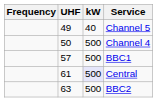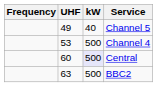(66, 43) 50 -> (66, 43) 53
- row: (119, 58)
(66, 74) 61 -> (66, 58) 60
